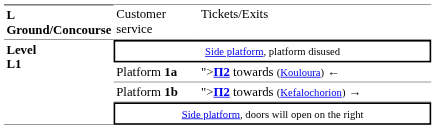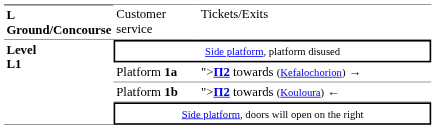(271, 72) ">Π2 towards (Kouloura) ← -> (281, 72) ">Π2 towards (Kefalochorion) →
(281, 92) ">Π2 towards (Kefalochorion) → -> (271, 92) ">Π2 towards (Kouloura) ←
